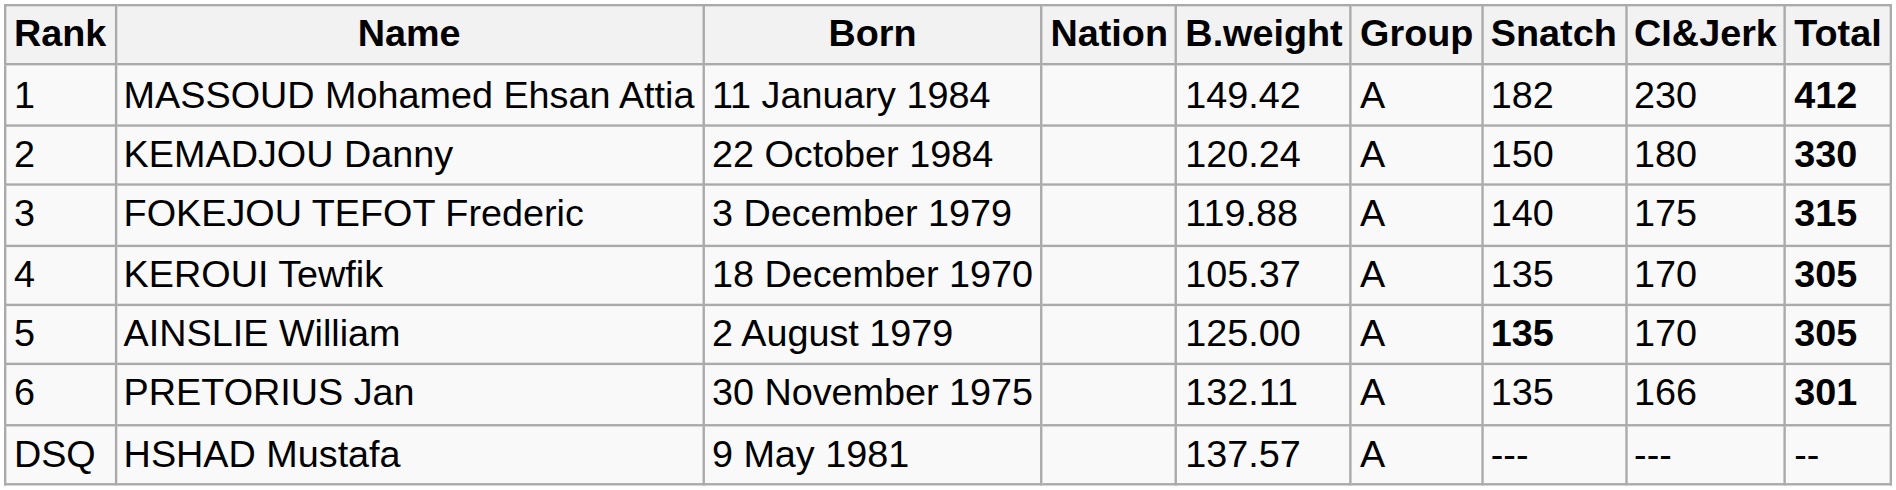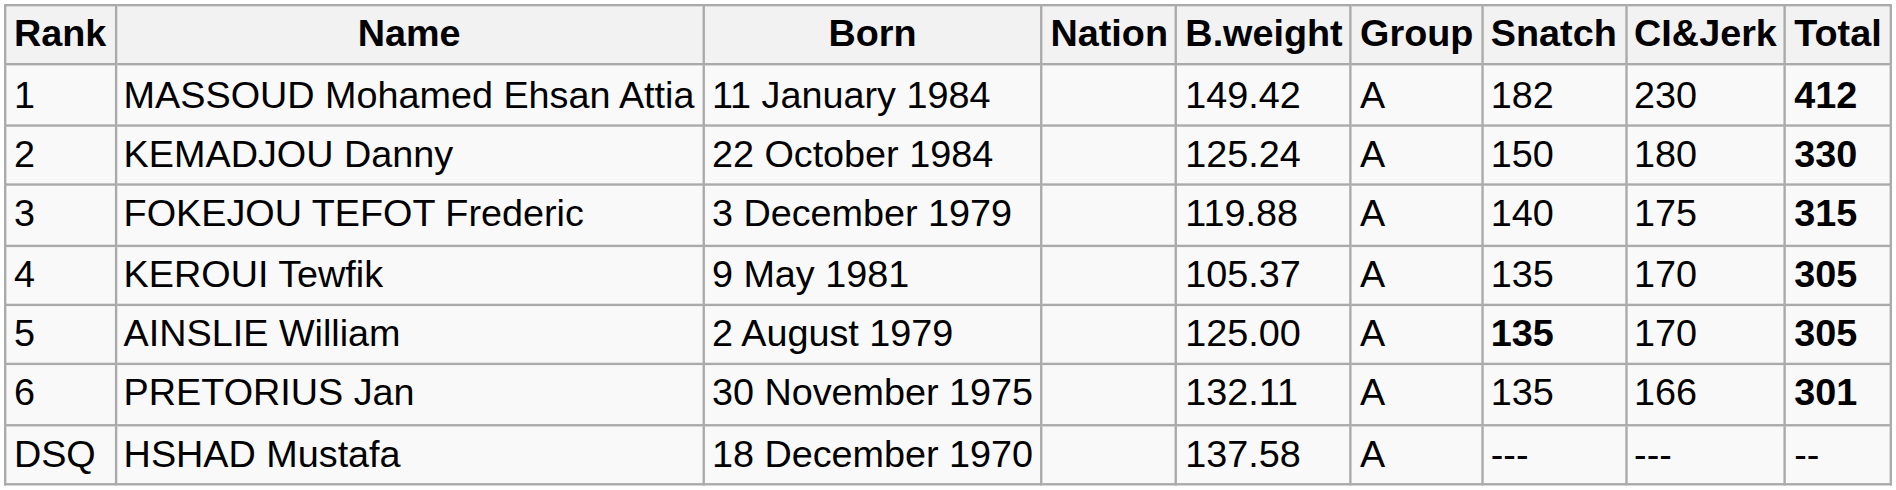(1243, 154) 120.24 -> (1243, 154) 125.24
(872, 273) 18 December 1970 -> (811, 273) 9 May 1981
(811, 453) 9 May 1981 -> (872, 453) 18 December 1970
(1243, 453) 137.57 -> (1243, 453) 137.58
